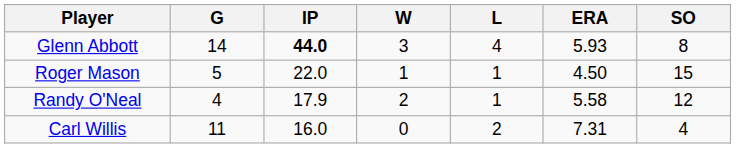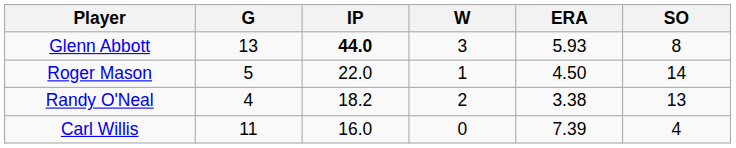- column: (497, 18)
(217, 45) 14 -> (248, 45) 13
(683, 73) 15 -> (676, 73) 14
(310, 101) 17.9 -> (355, 101) 18.2
(590, 101) 5.58 -> (569, 101) 3.38
(683, 101) 12 -> (676, 101) 13
(590, 128) 7.31 -> (569, 128) 7.39
